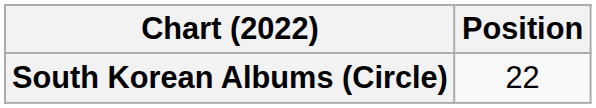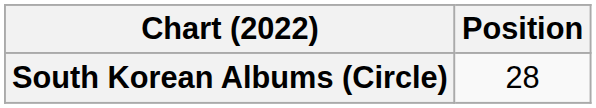(523, 77) 22 -> (523, 77) 28
